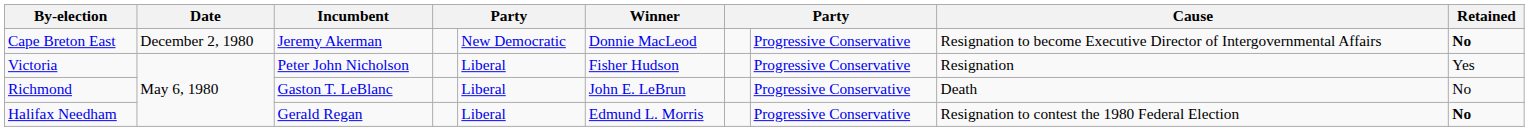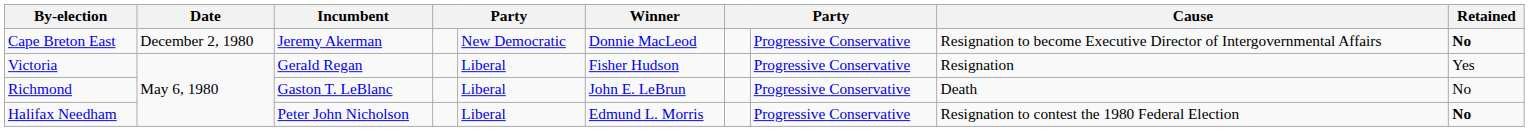(343, 65) Peter John Nicholson -> (320, 65) Gerald Regan
(320, 114) Gerald Regan -> (343, 114) Peter John Nicholson
